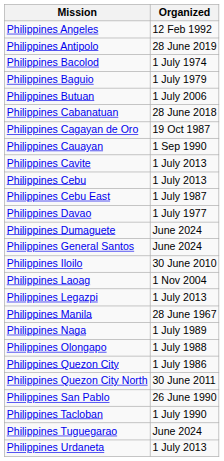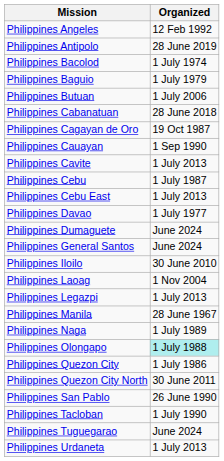(180, 180) 1 July 2013 -> (180, 180) 1 July 1987
(180, 197) 1 July 1987 -> (180, 197) 1 July 2013
(180, 347) no background -> (180, 347) paleturquoise background
